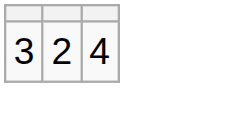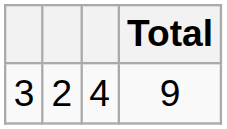+ column: (170, 33)
